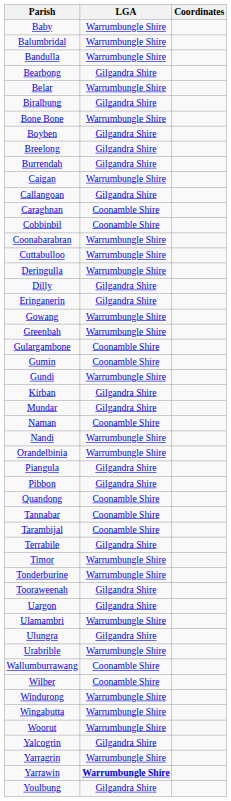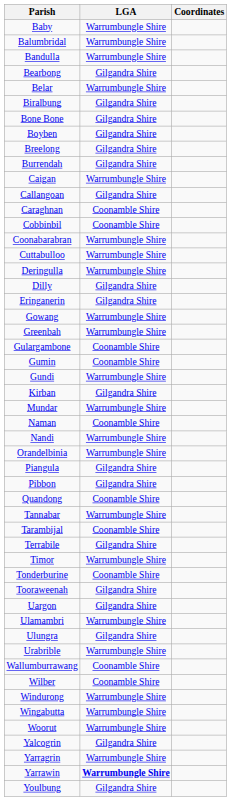(126, 118) Warrumbungle Shire -> (126, 118) Gilgandra Shire
(126, 407) Gilgandra Shire -> (126, 407) Warrumbungle Shire
(126, 514) Coonamble Shire -> (126, 514) Warrumbungle Shire
(126, 575) Warrumbungle Shire -> (126, 575) Coonamble Shire
